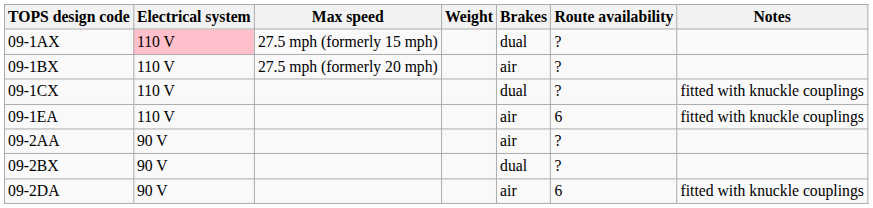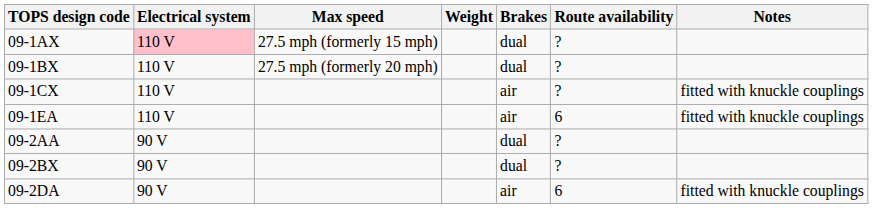(508, 66) air -> (514, 66) dual
(514, 91) dual -> (508, 91) air
(508, 141) air -> (514, 141) dual
